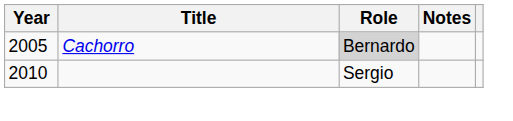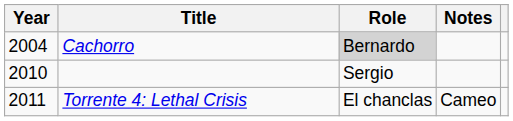(28, 45) 2005 -> (28, 45) 2004
+ row: (155, 101)
